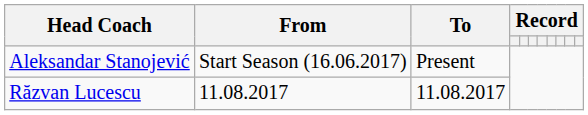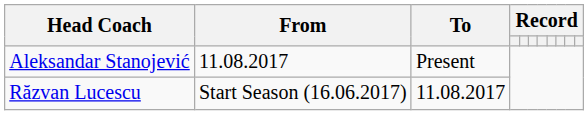(303, 61) Start Season (16.06.2017) -> (244, 61) 11.08.2017
(244, 93) 11.08.2017 -> (303, 93) Start Season (16.06.2017)
